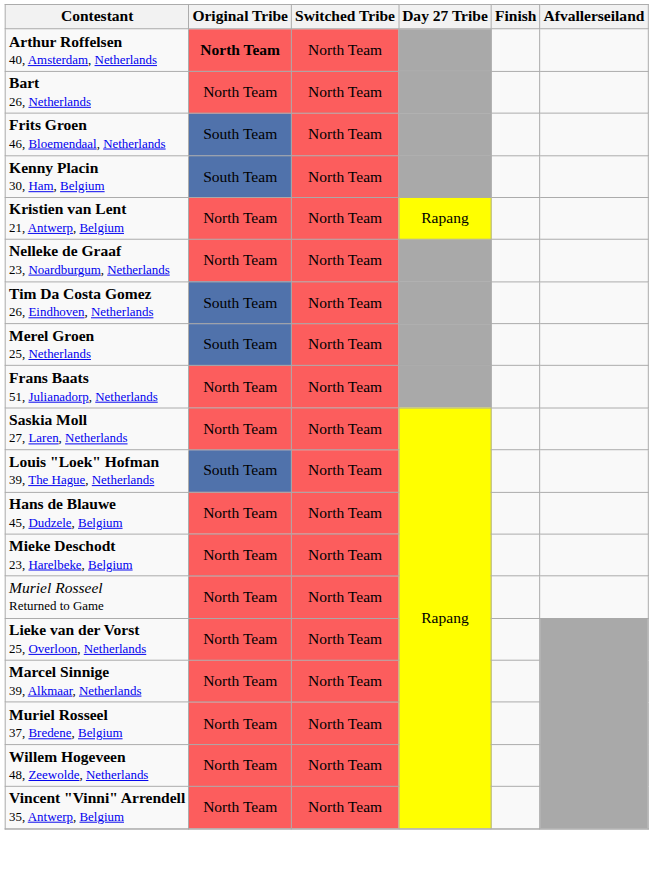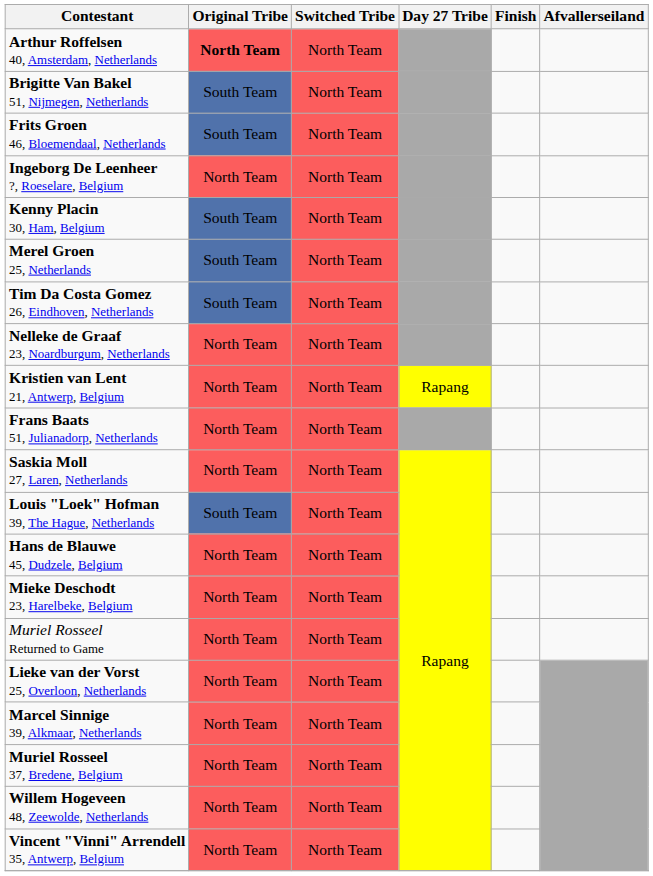- row: (50, 92)
+ row: (79, 92)
+ row: (83, 176)
rows swapped: (52, 344) <-> (68, 218)
rows swapped: (81, 302) <-> (89, 260)
